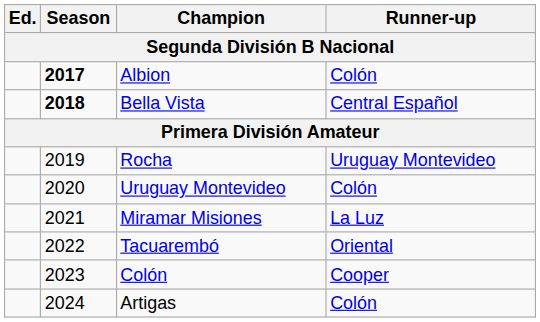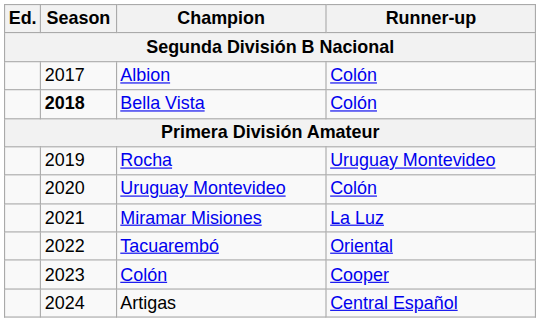(65, 75) bold -> (65, 75) normal
(394, 103) Central Español -> (354, 103) Colón
(354, 302) Colón -> (394, 302) Central Español
